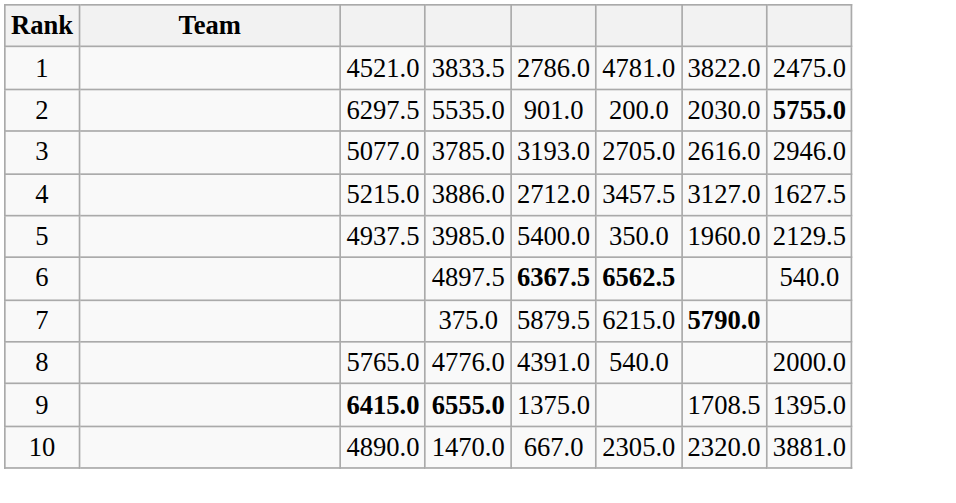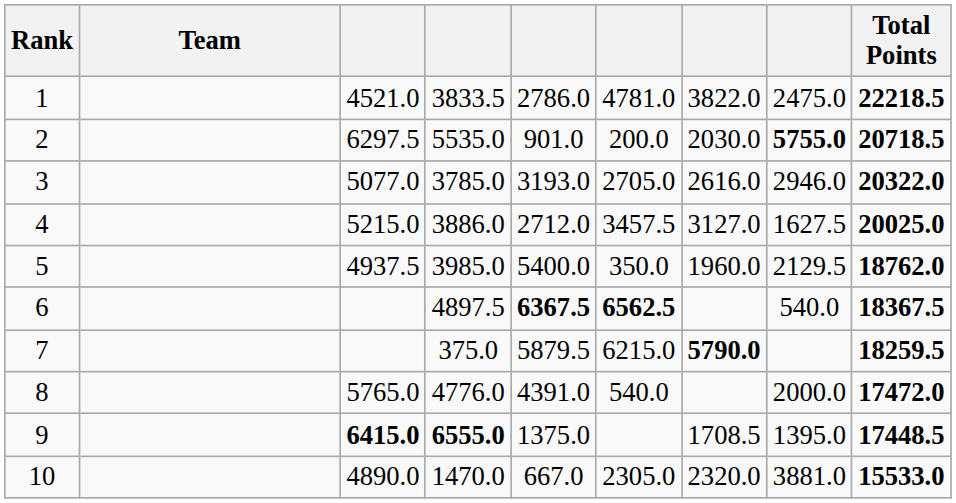+ column: (901, 40)
